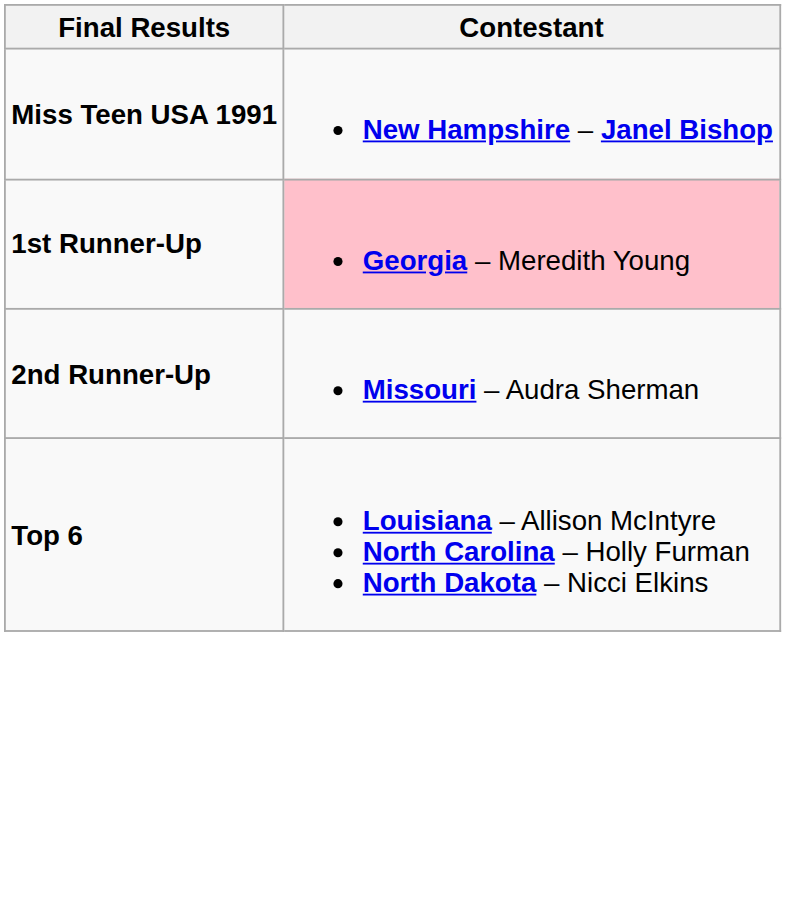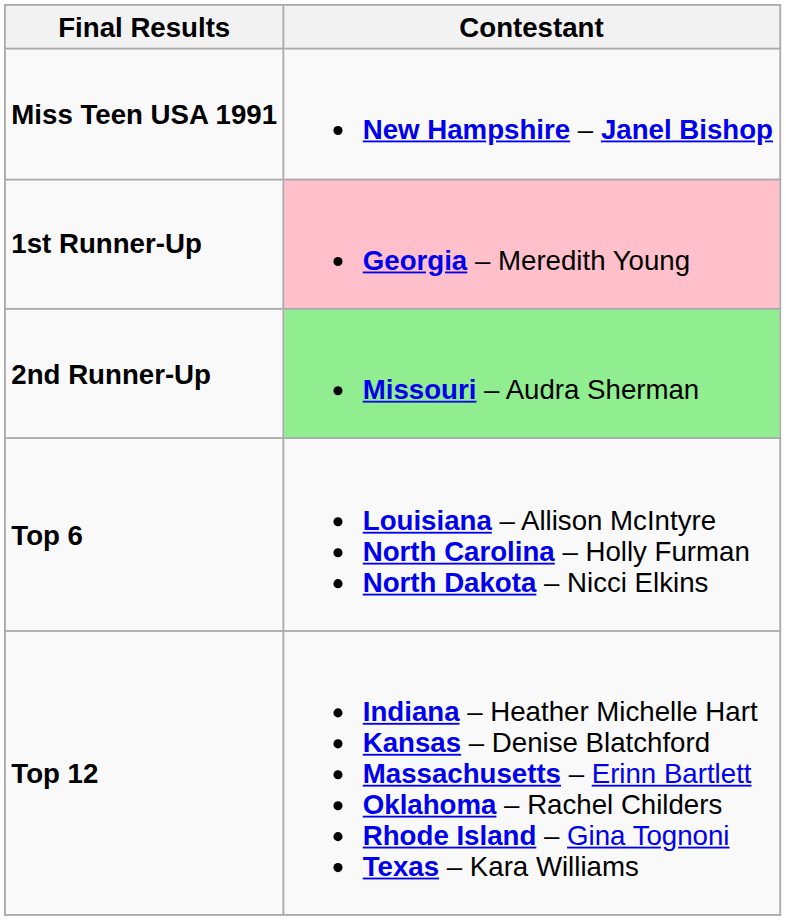(531, 389) no background -> (531, 389) lightgreen background
+ row: (55, 773)
